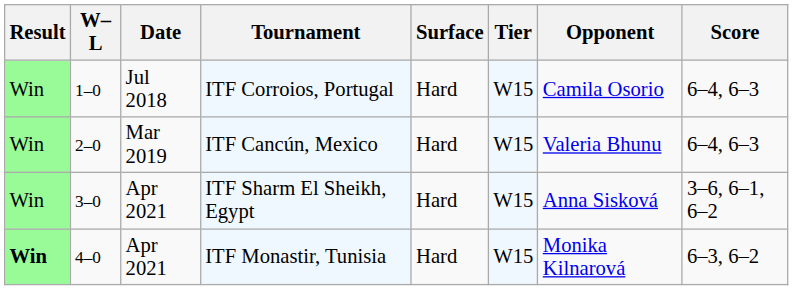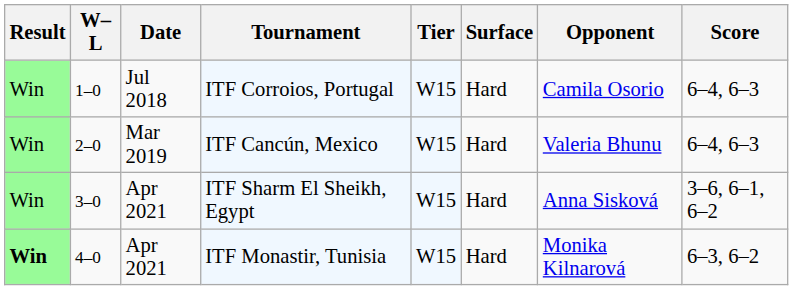columns swapped: (513, 32) <-> (450, 32)
